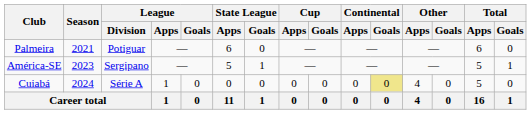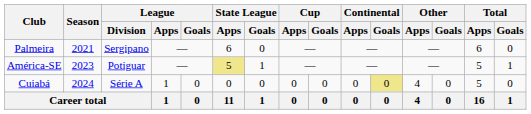(126, 48) Potiguar -> (126, 48) Sergipano
(126, 65) Sergipano -> (126, 65) Potiguar
(229, 65) no background -> (229, 65) khaki background
